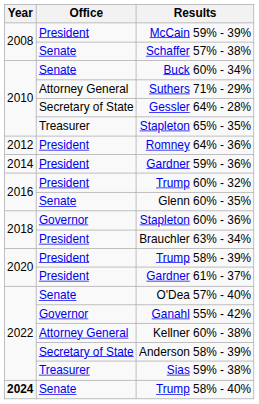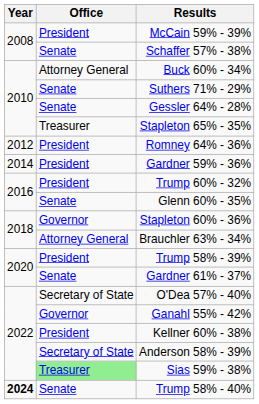(58, 70) Senate -> (84, 70) Attorney General
(84, 88) Attorney General -> (58, 88) Senate
(86, 107) Secretary of State -> (58, 107) Senate
(64, 239) President -> (84, 239) Attorney General
(64, 276) President -> (58, 276) Senate
(58, 295) Senate -> (86, 295) Secretary of State
(84, 333) Attorney General -> (64, 333) President
(64, 370) no background -> (64, 370) lightgreen background
